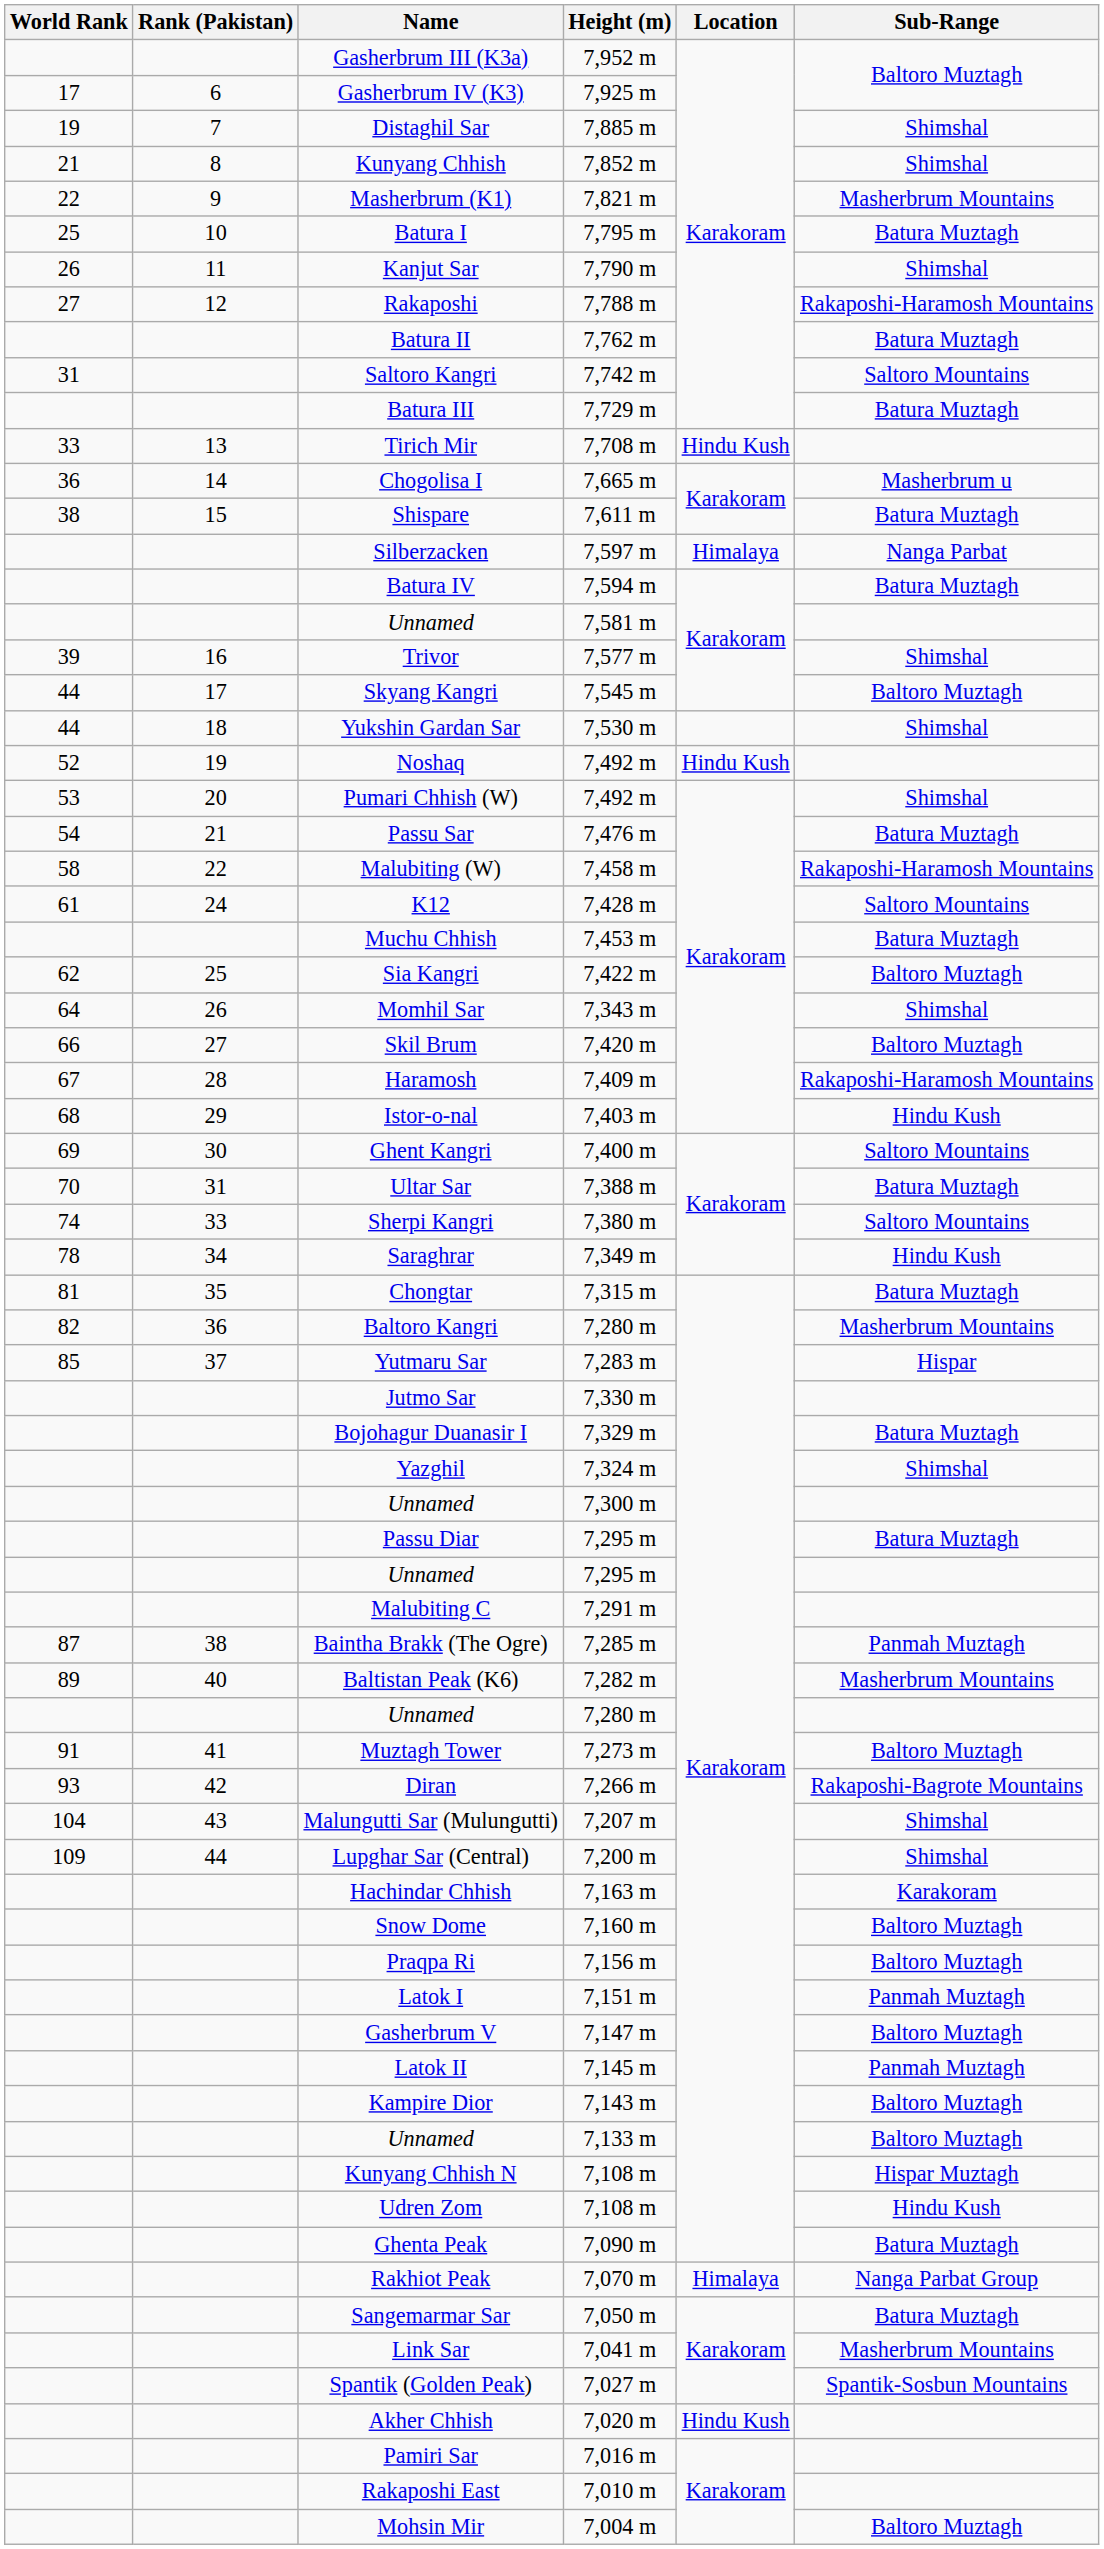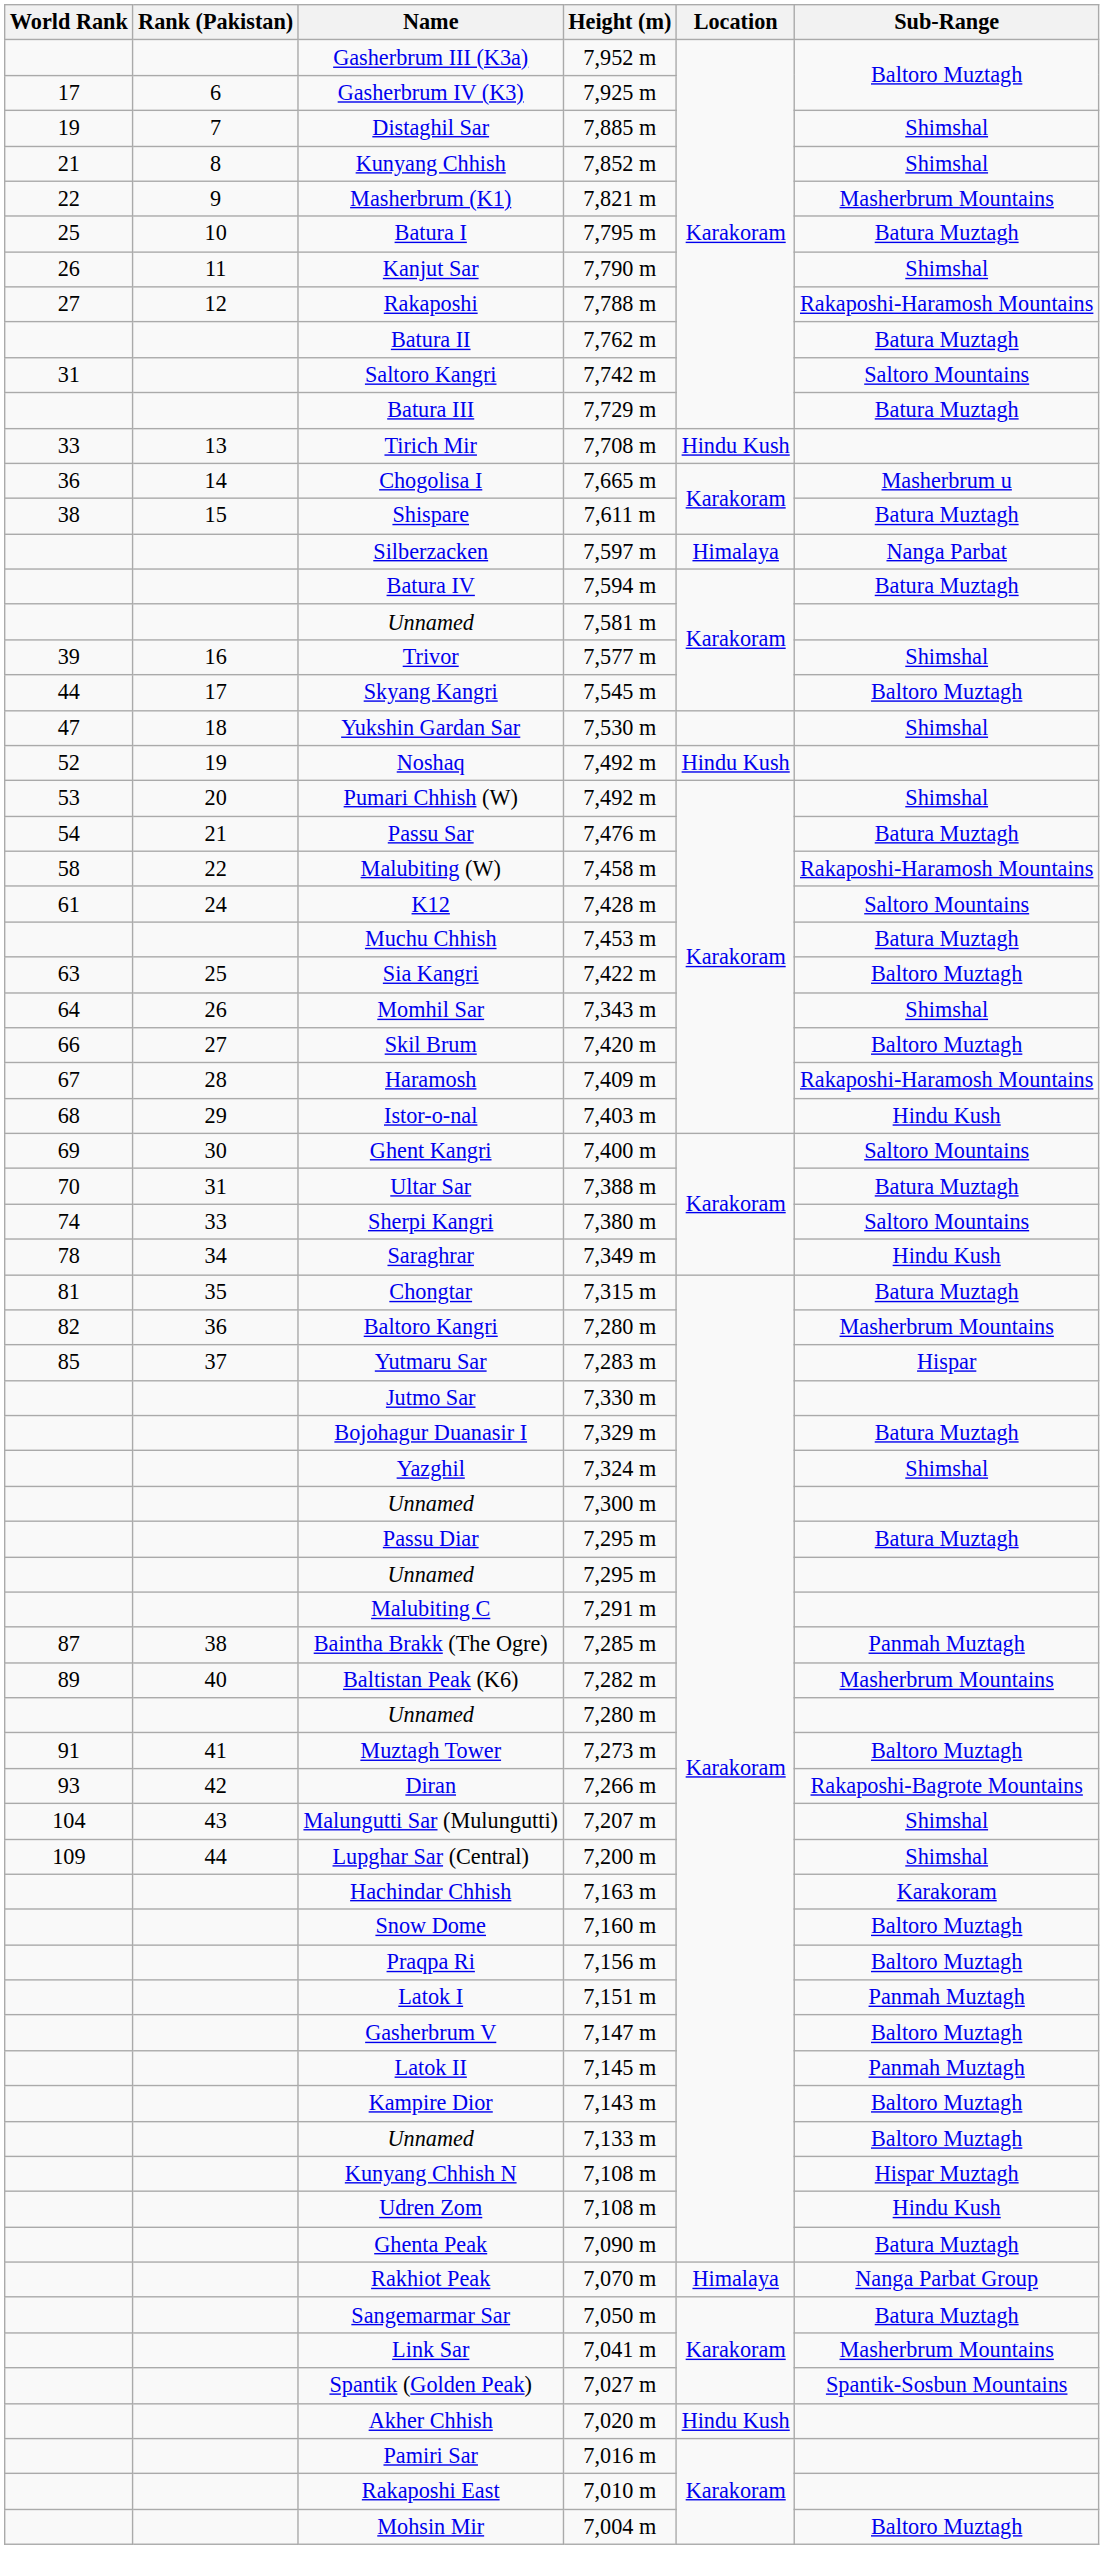(69, 727) 44 -> (69, 727) 47
(69, 974) 62 -> (69, 974) 63
